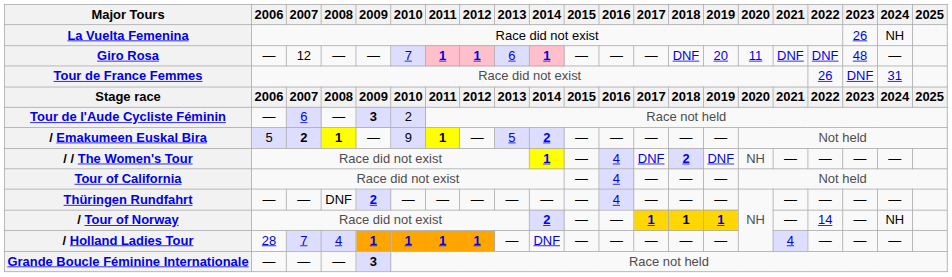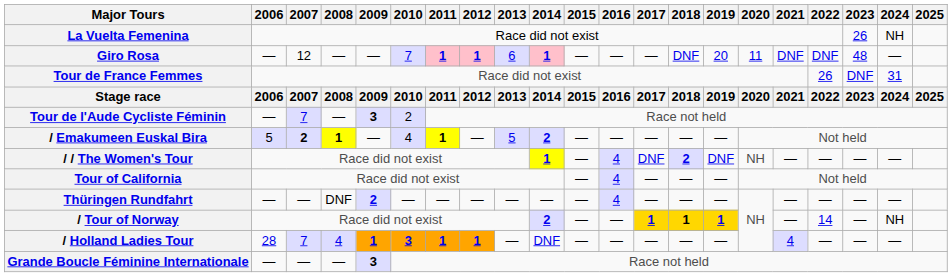(304, 117) 6 -> (304, 117) 7
(408, 138) 9 -> (408, 138) 4
(408, 240) 1 -> (408, 240) 3
